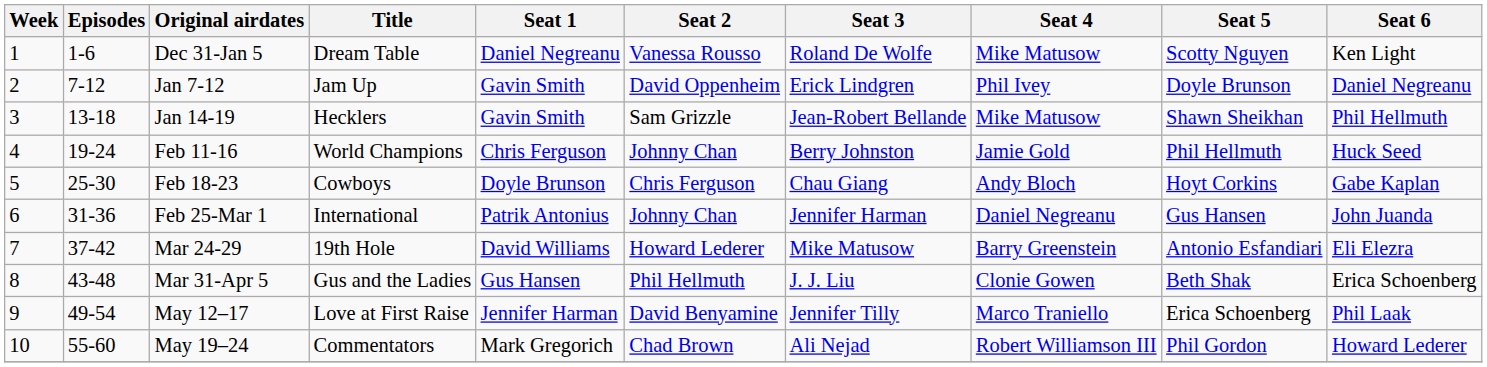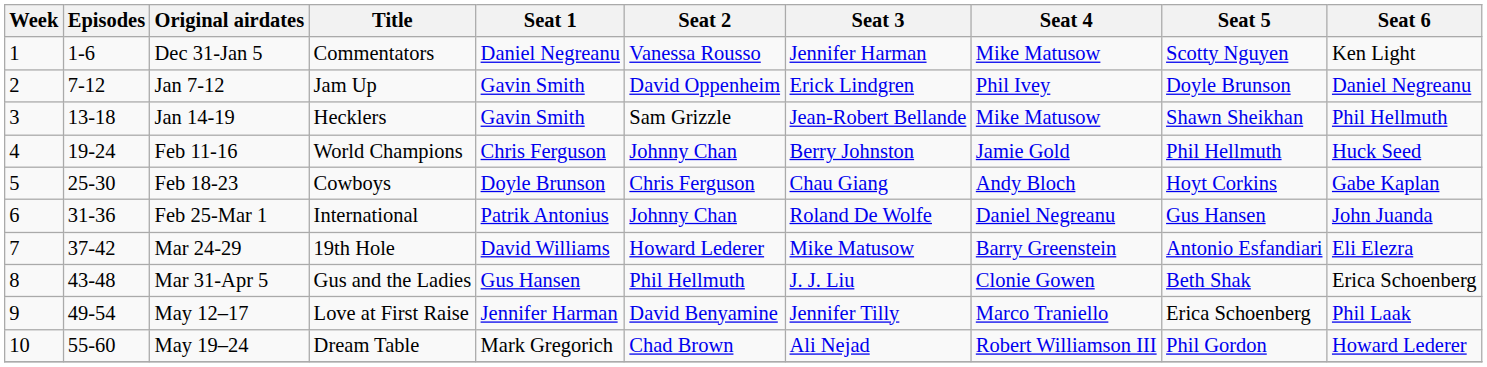(366, 53) Dream Table -> (374, 53) Commentators
(861, 53) Roland De Wolfe -> (858, 53) Jennifer Harman
(858, 215) Jennifer Harman -> (861, 215) Roland De Wolfe
(374, 345) Commentators -> (366, 345) Dream Table
